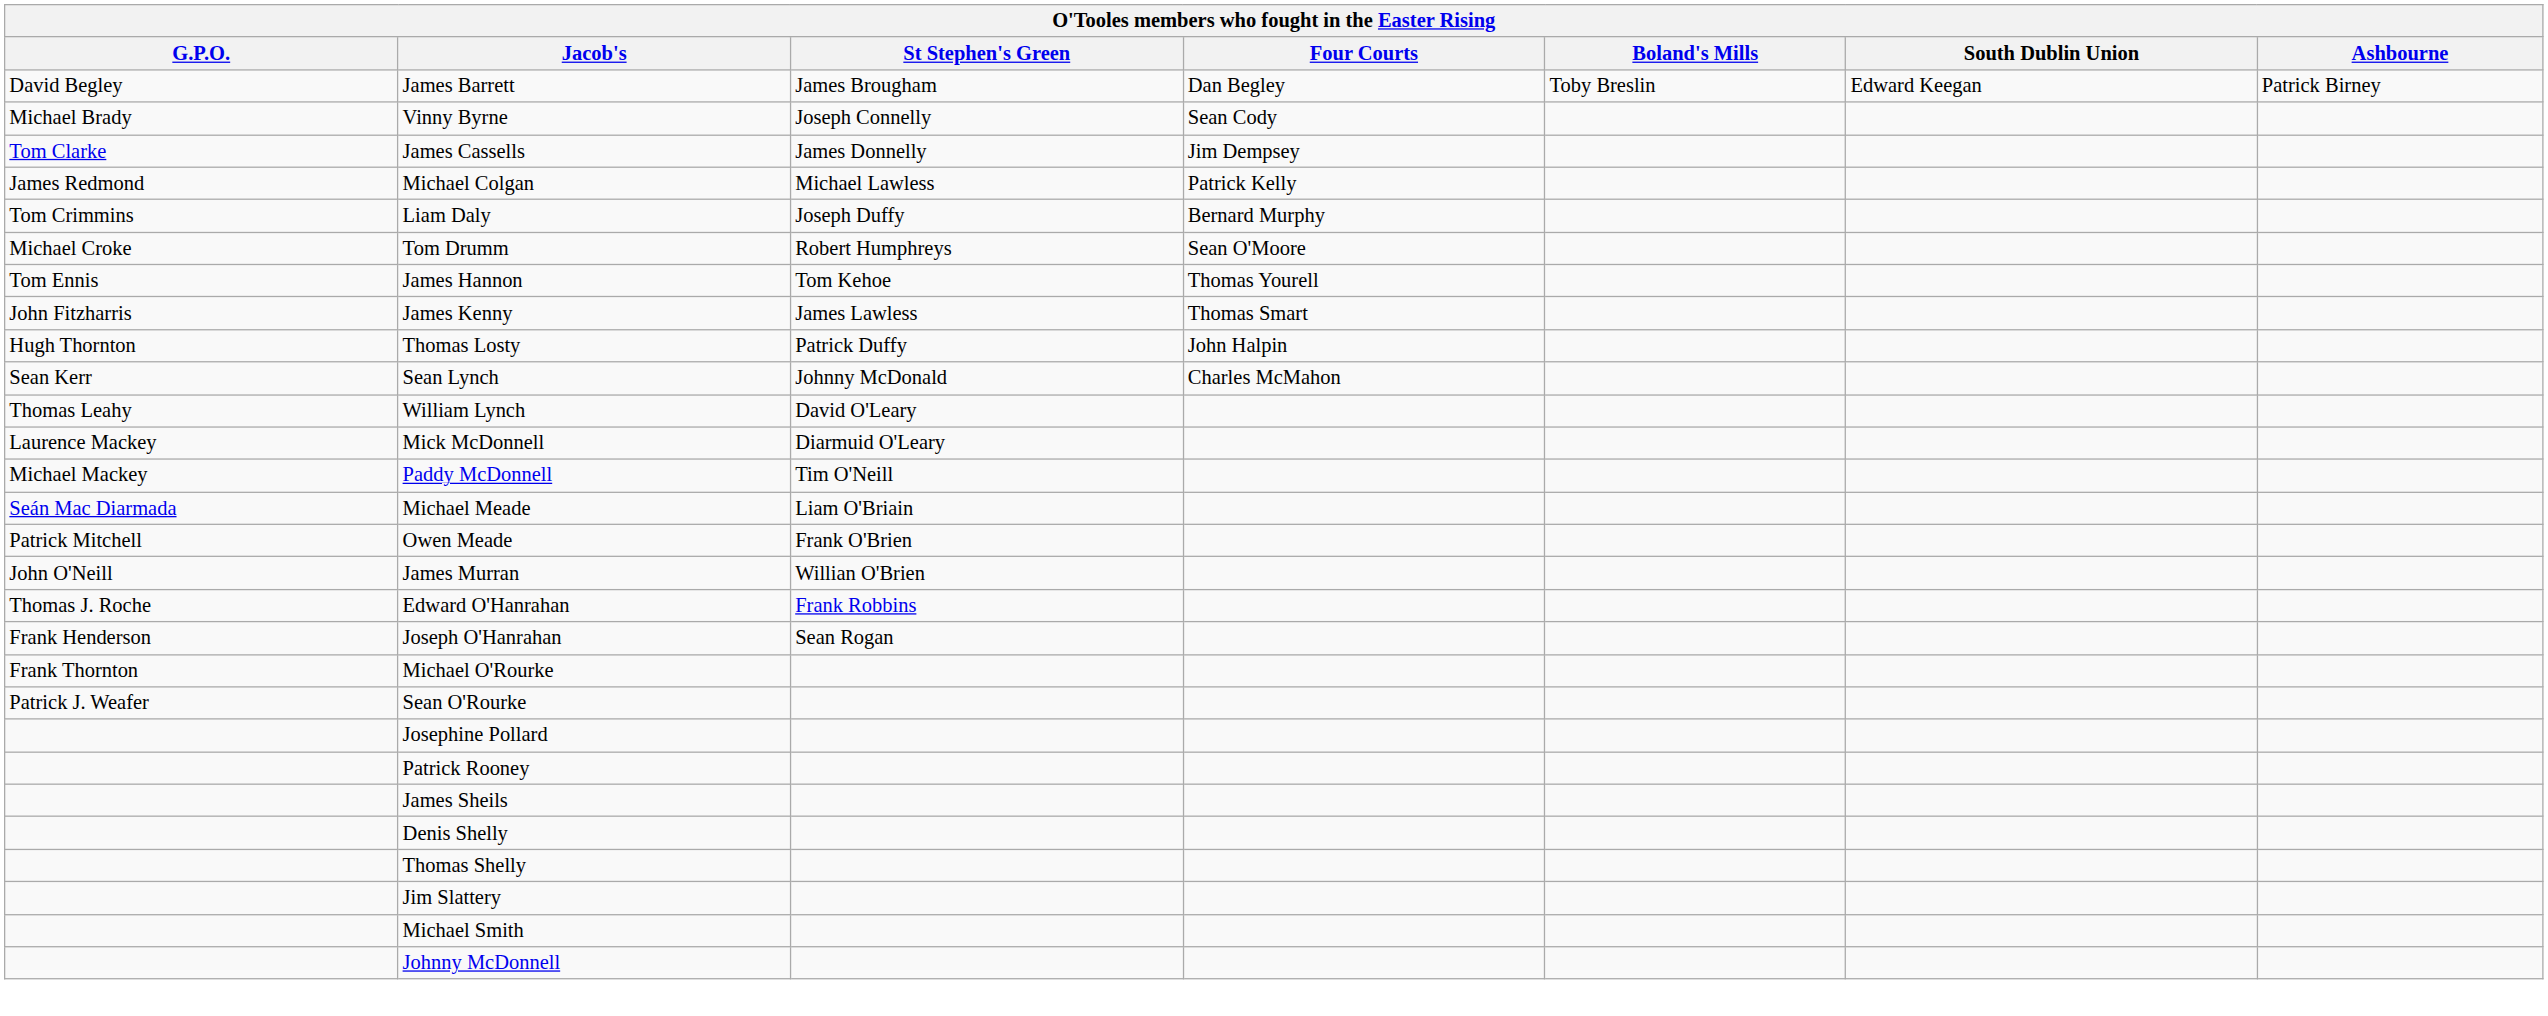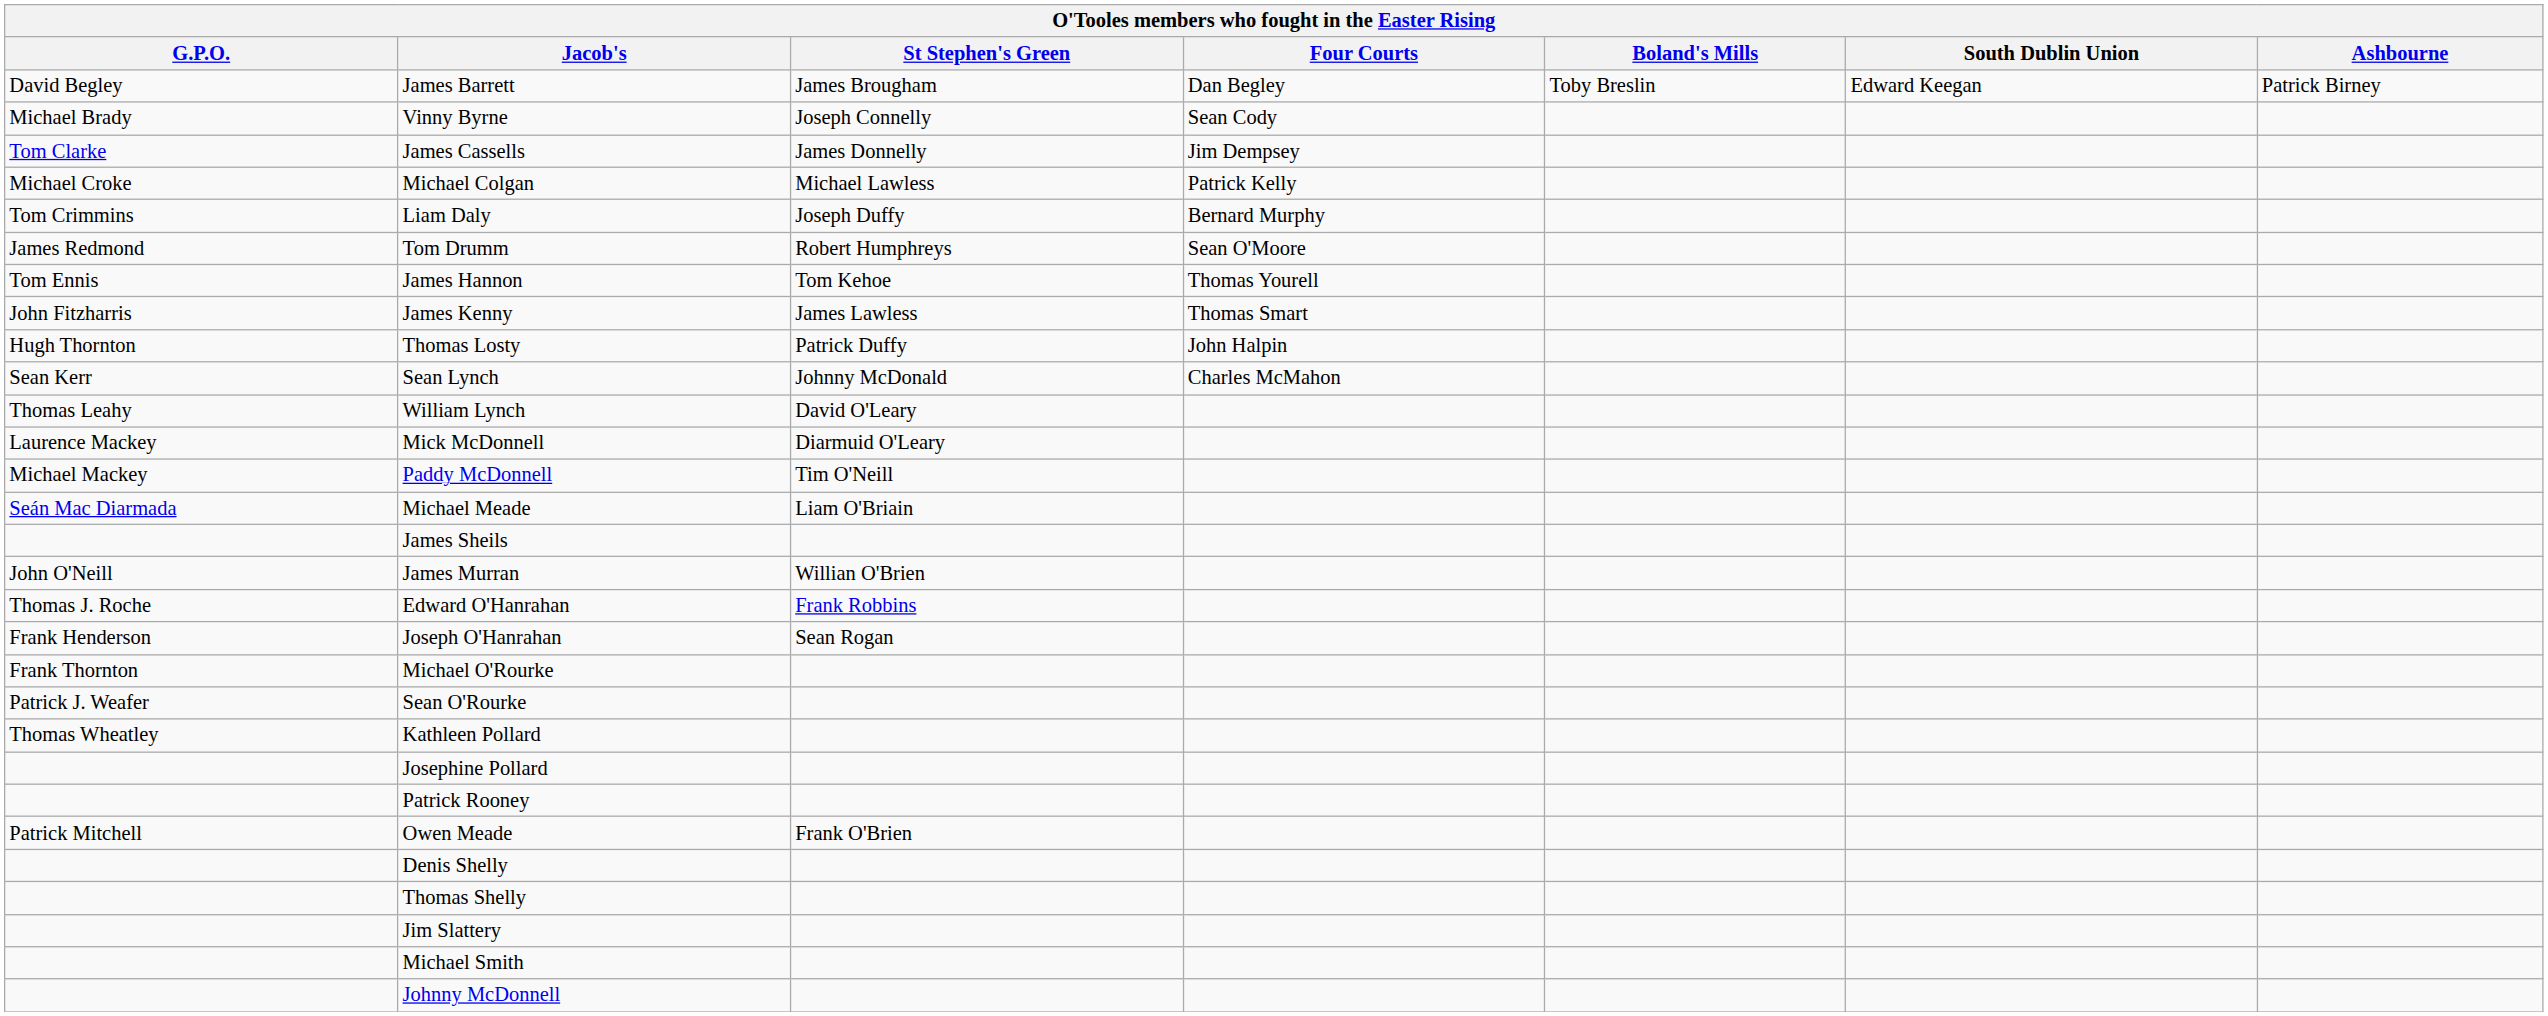(77, 183) James Redmond -> (70, 183) Michael Croke
(70, 248) Michael Croke -> (77, 248) James Redmond
rows swapped: (457, 540) <-> (455, 800)
+ row: (472, 735)
